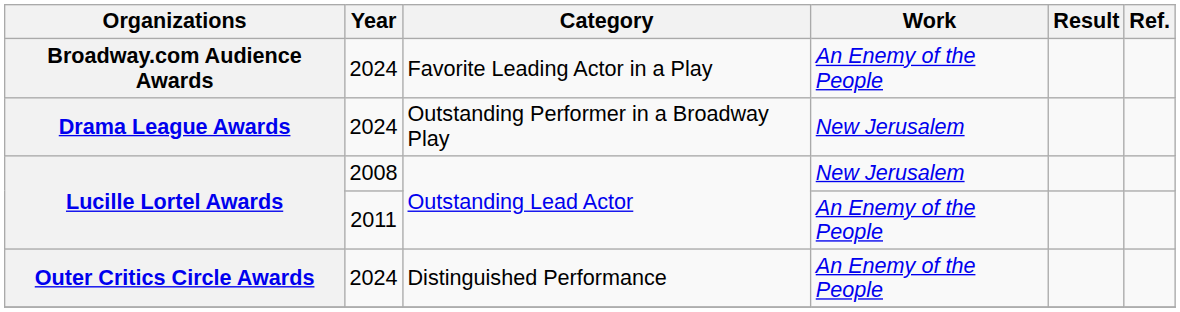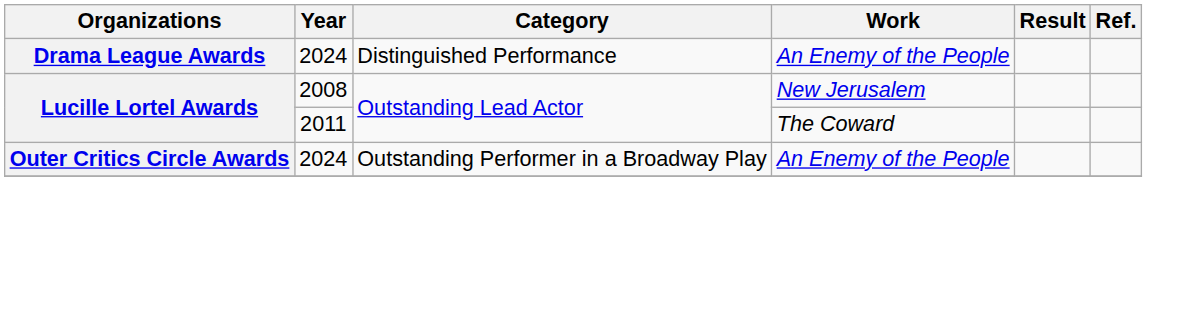- row: (175, 68)
(588, 126) Outstanding Performer in a Broadway Play -> (487, 55) Distinguished Performance
(890, 126) New Jerusalem -> (893, 55) An Enemy of the People
(896, 219) An Enemy of the People -> (836, 124) The Coward
(537, 277) Distinguished Performance -> (562, 158) Outstanding Performer in a Broadway Play
